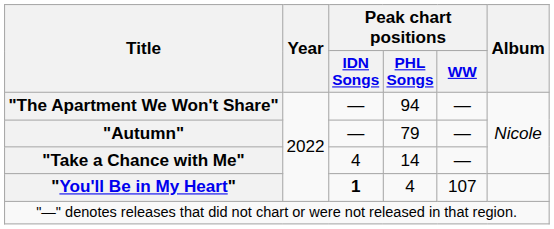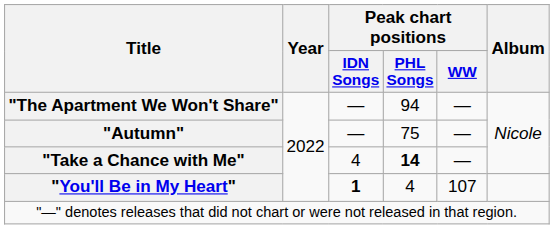(410, 133) 79 -> (410, 133) 75
(410, 160) normal -> (410, 160) bold
